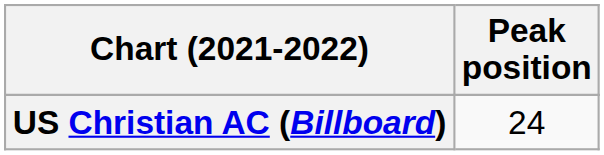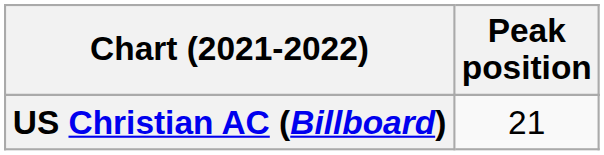(527, 121) 24 -> (527, 121) 21
